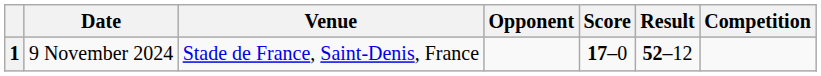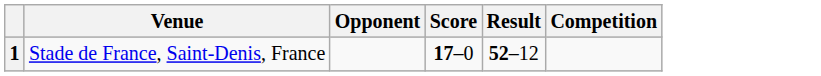- column: (101, 20)
